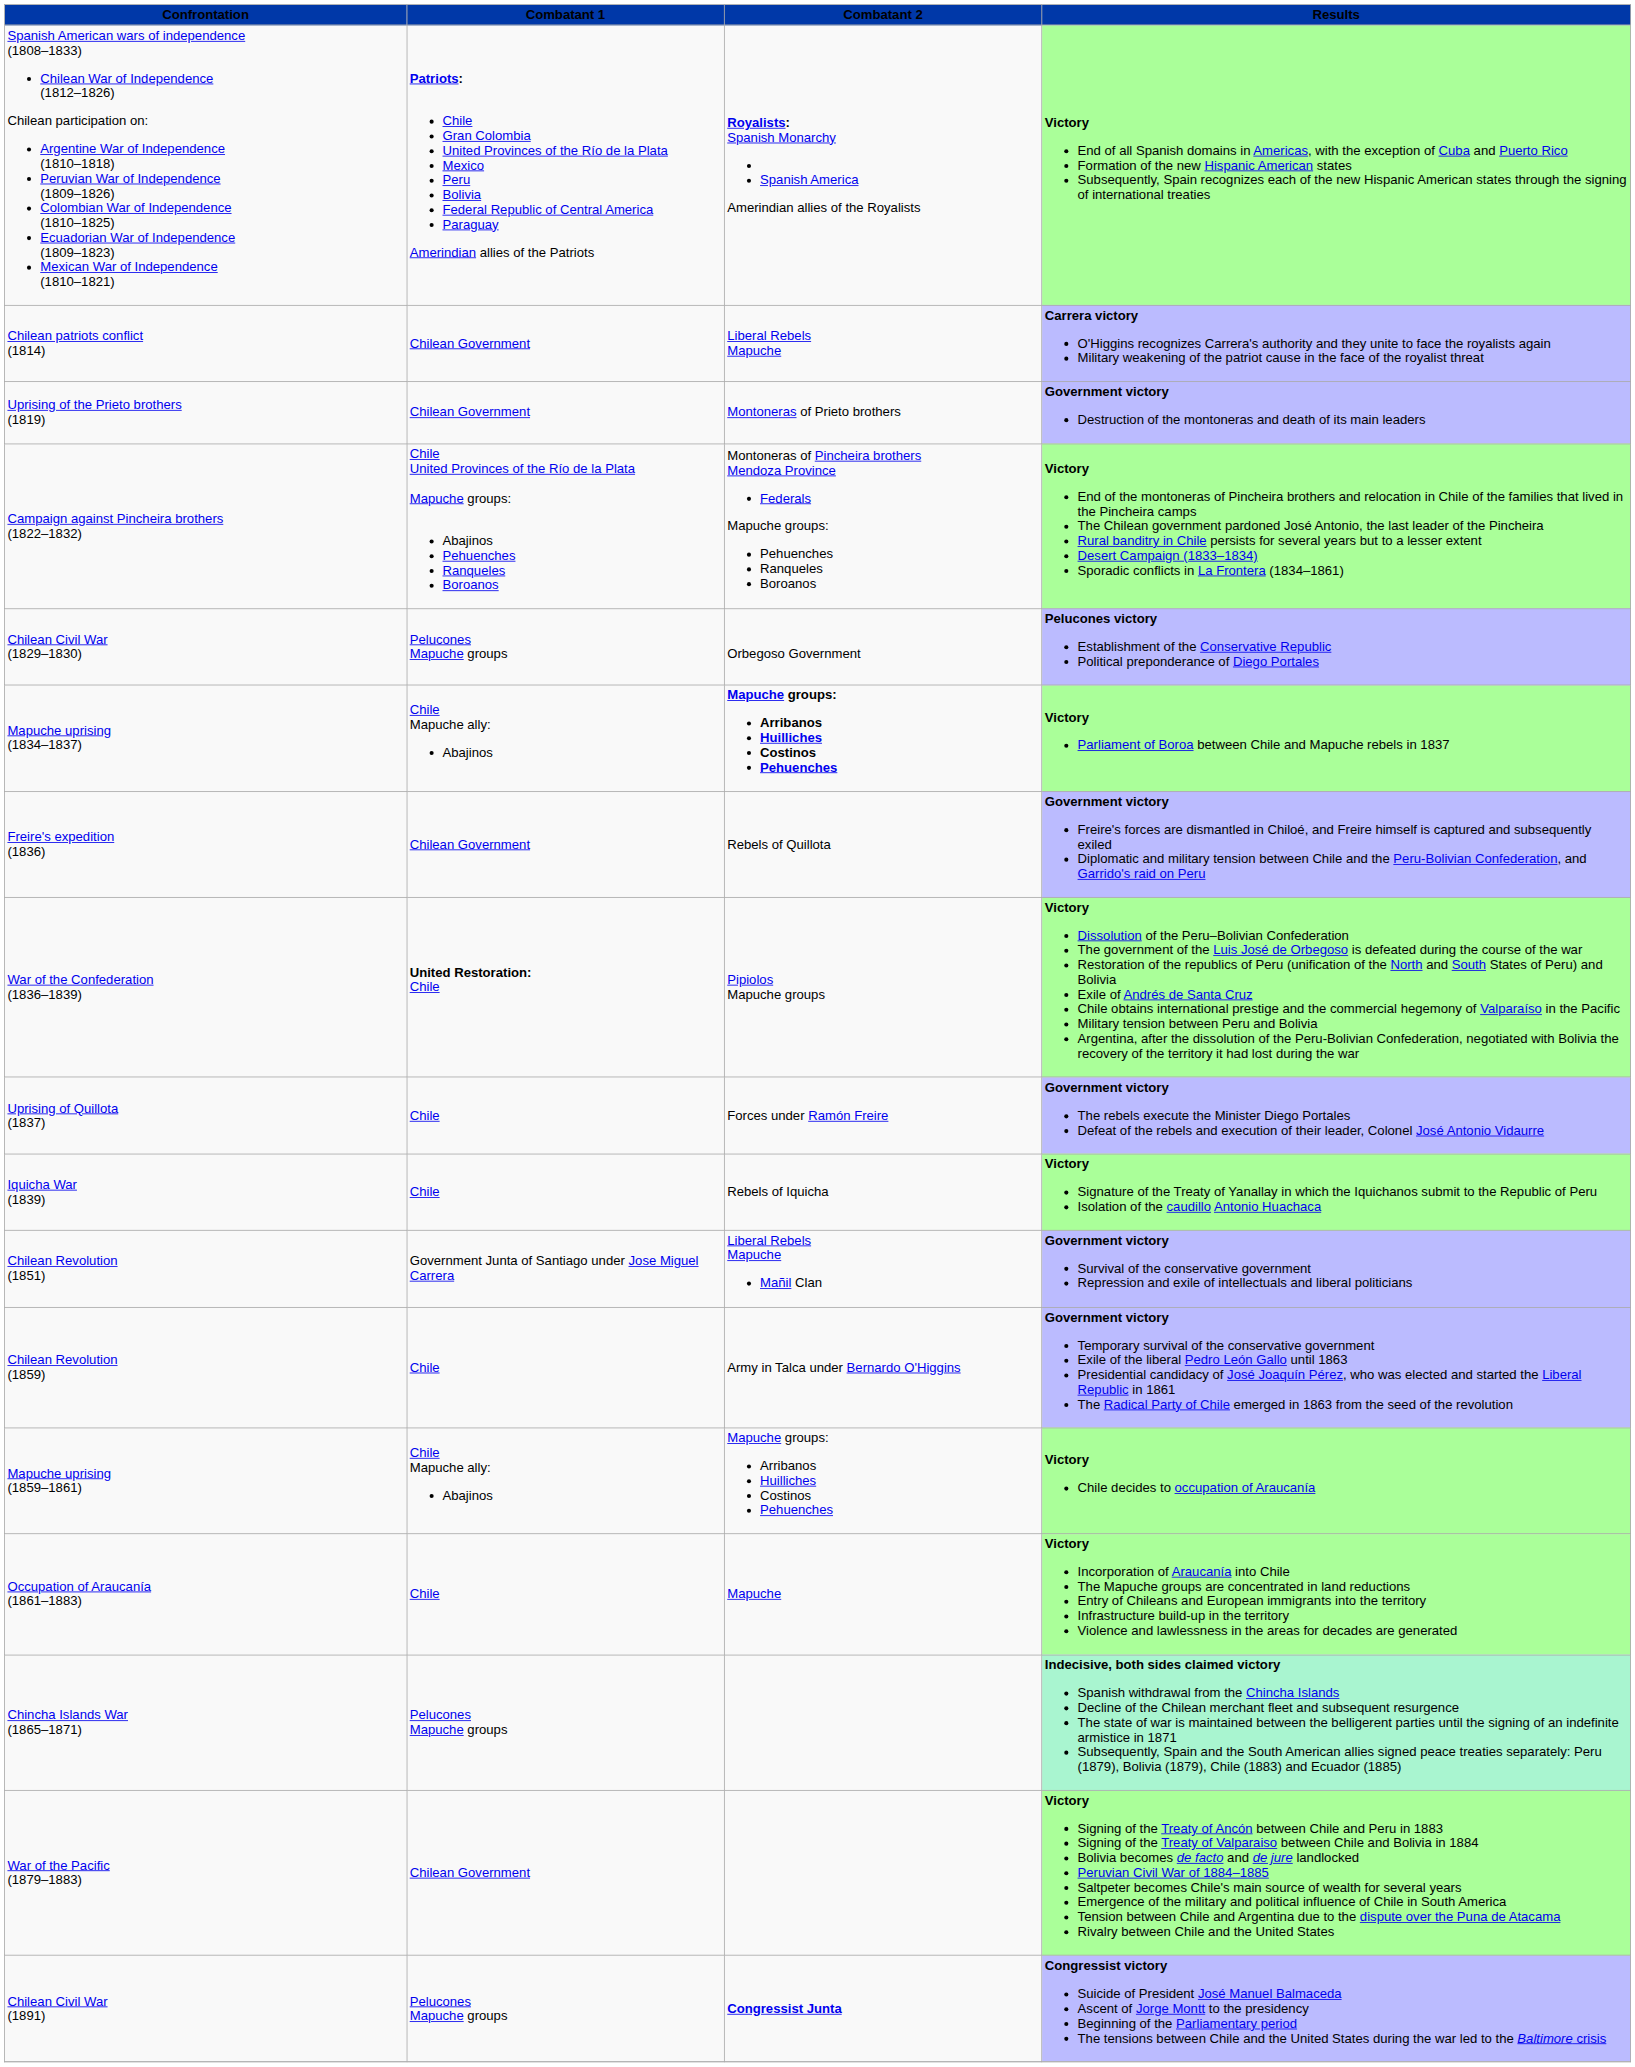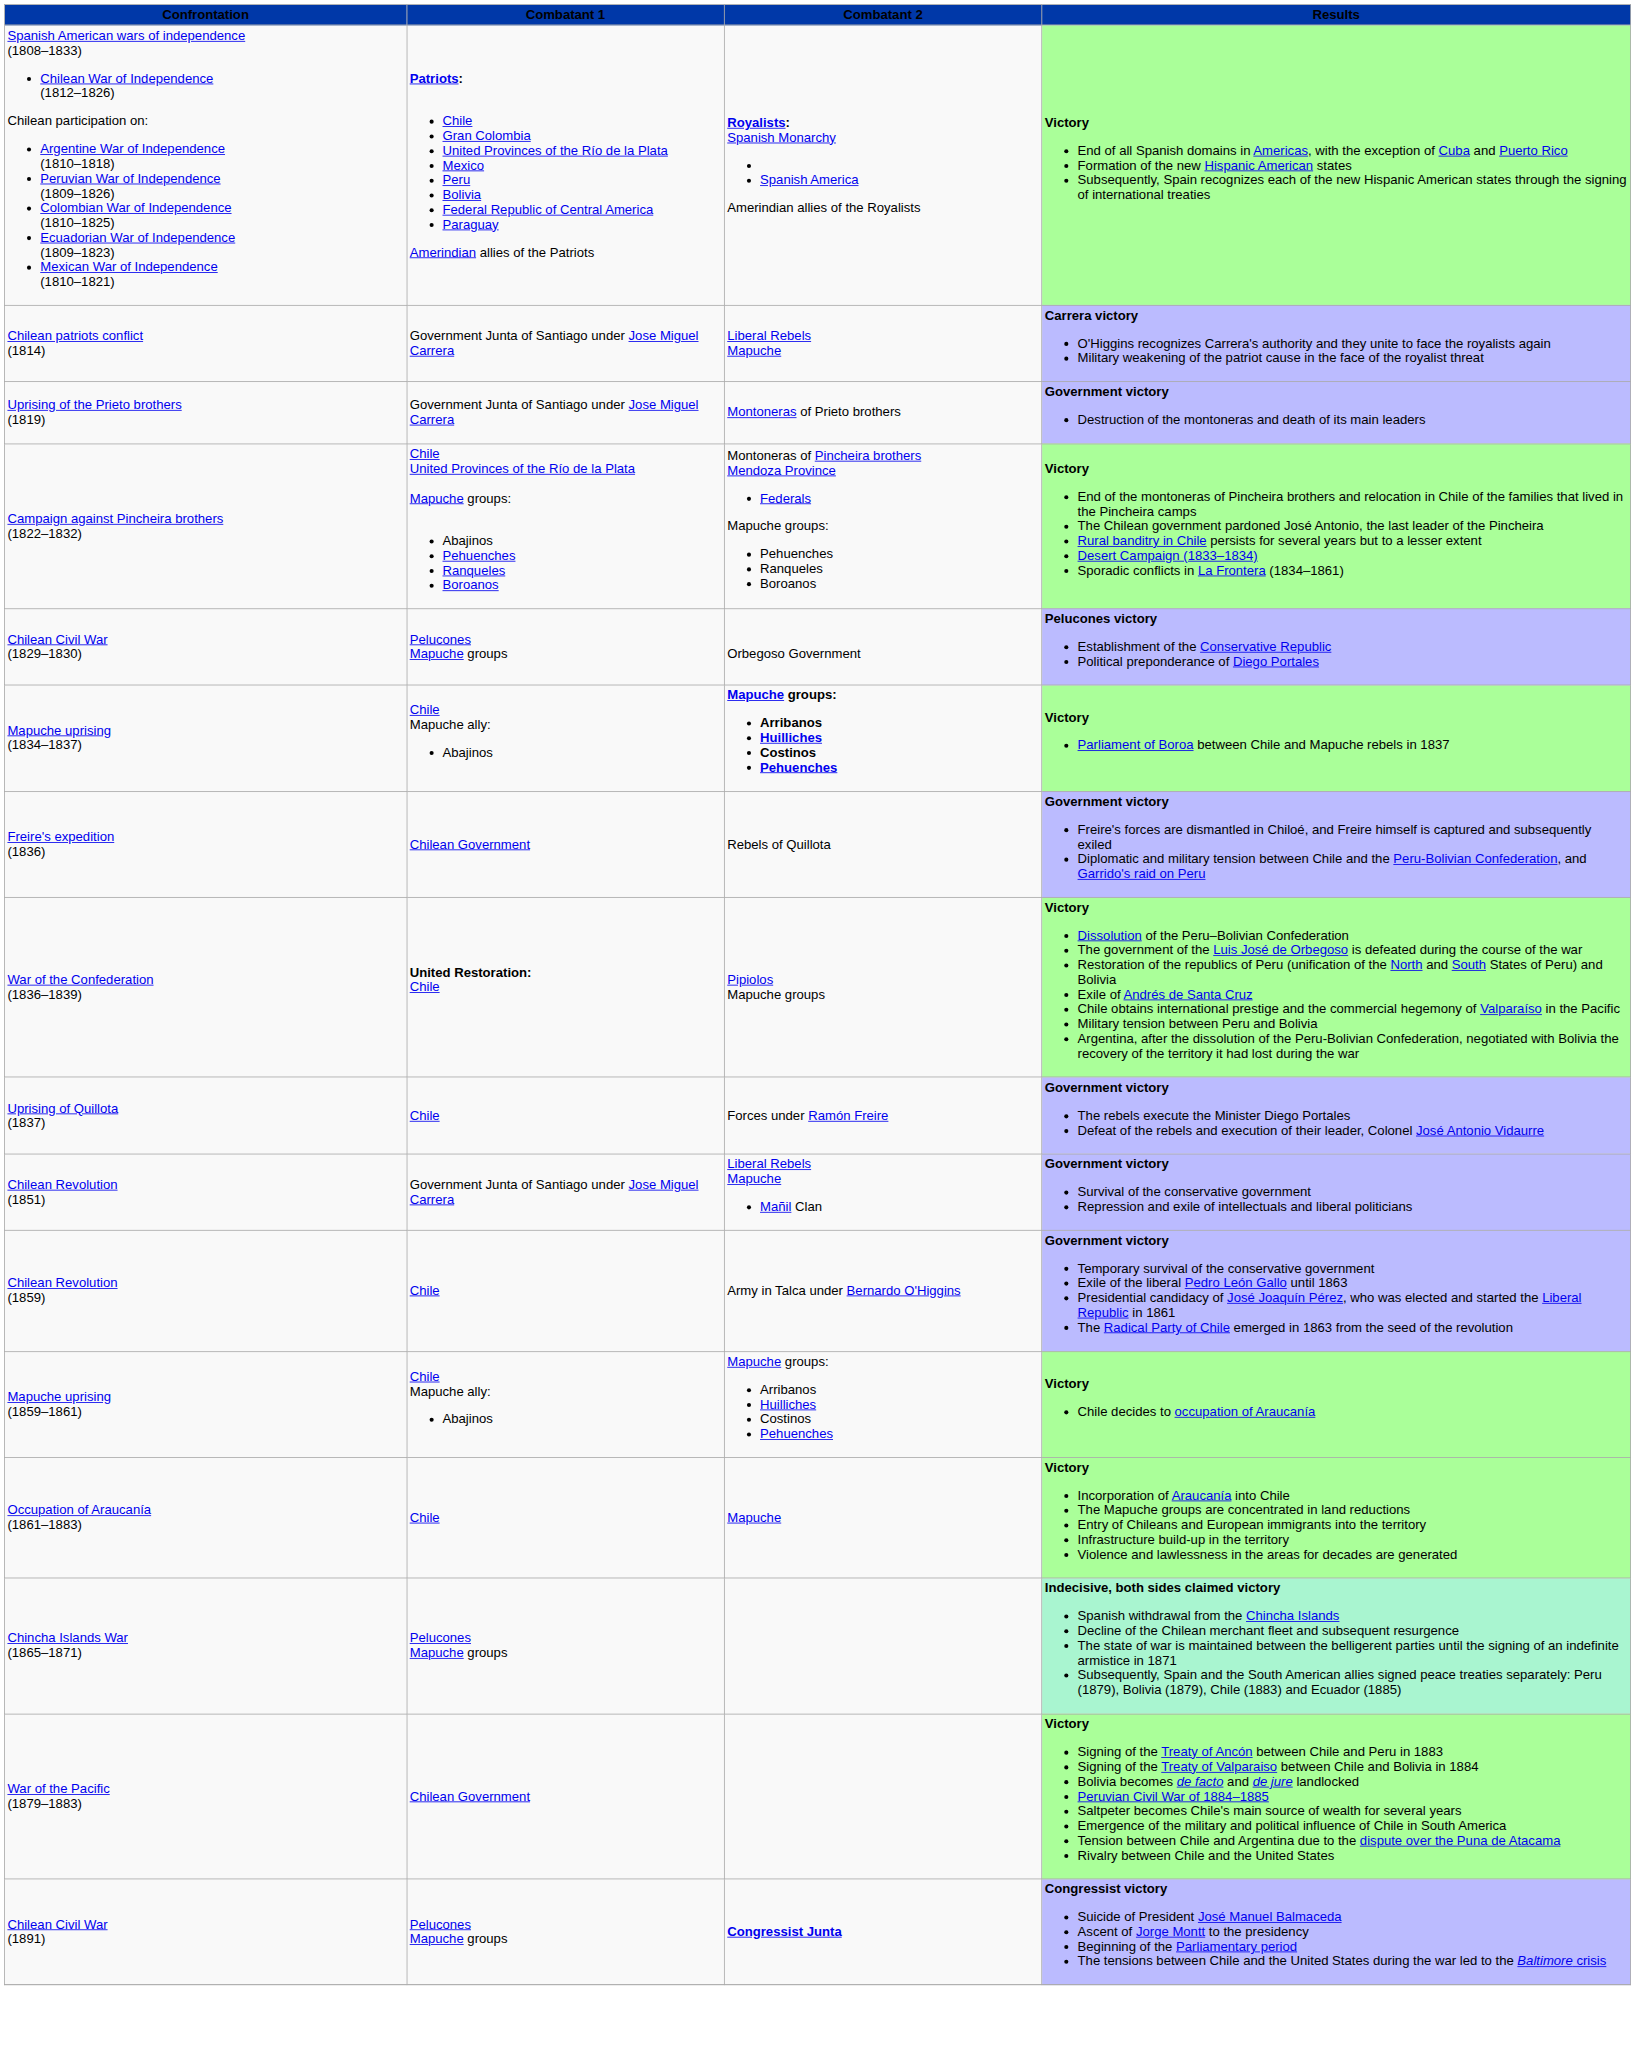(470, 343) Chilean Government -> (554, 343) Government Junta of Santiago under Jose Miguel Carrera
(470, 412) Chilean Government -> (554, 412) Government Junta of Santiago under Jose Miguel Carrera
- row: (42, 1192)
